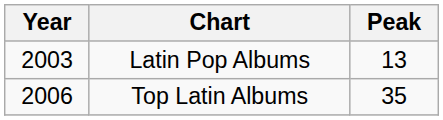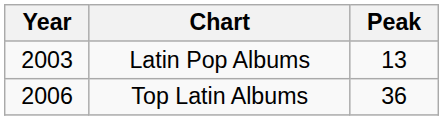(394, 96) 35 -> (394, 96) 36
